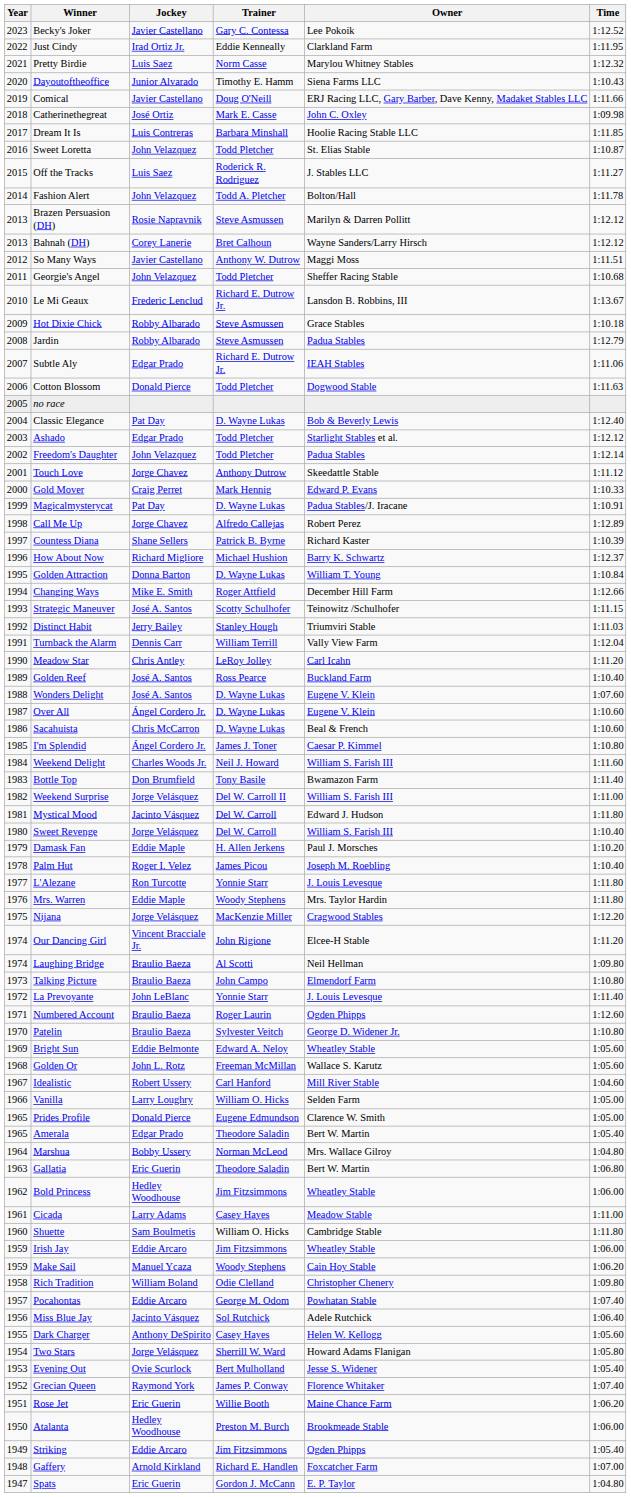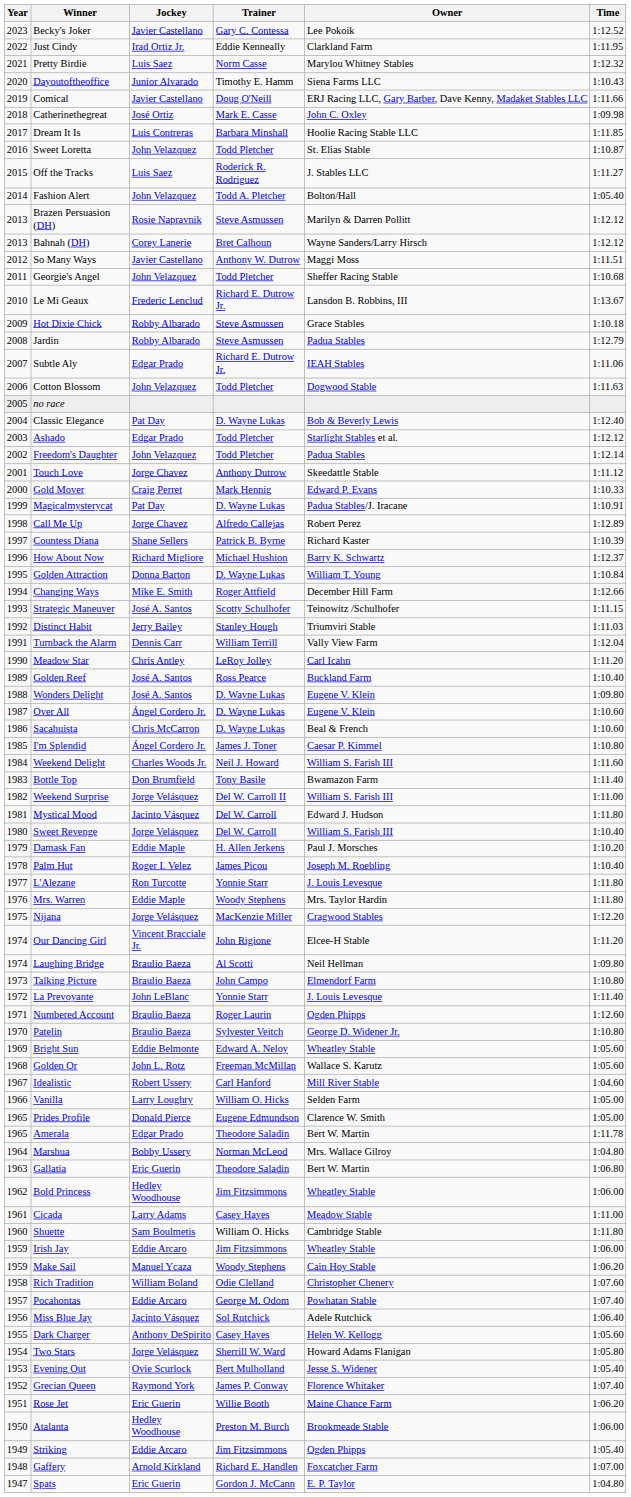(608, 196) 1:11.78 -> (608, 196) 1:05.40
(161, 387) Donald Pierce -> (164, 387) John Velazquez
(608, 695) 1:07.60 -> (608, 695) 1:09.80
(608, 1134) 1:05.40 -> (608, 1134) 1:11.78
(608, 1283) 1:09.80 -> (608, 1283) 1:07.60
